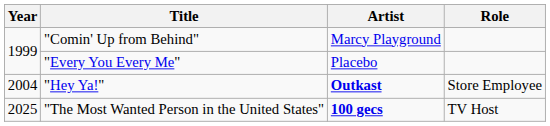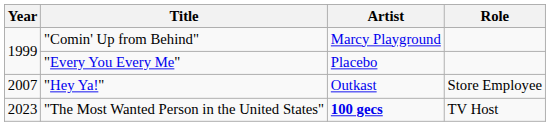(23, 86) 2004 -> (23, 86) 2007
(356, 86) bold -> (354, 86) normal
(23, 109) 2025 -> (23, 109) 2023
